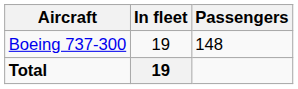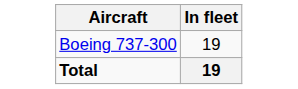- column: (242, 17)
